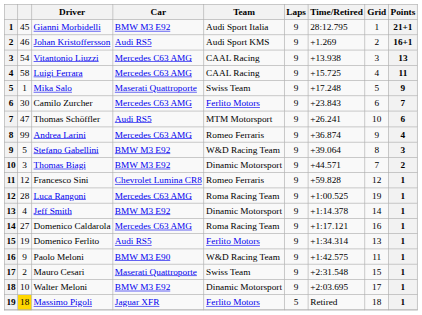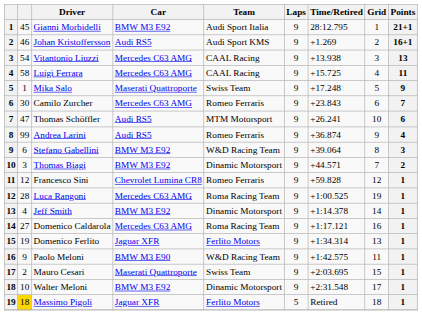(233, 104) Ferlito Motors -> (235, 104) Romeo Ferraris
(153, 134) Mercedes C63 AMG -> (133, 134) Audi RS5
(25, 149) 5 -> (25, 149) 6
(133, 241) Audi RS5 -> (137, 241) Jaguar XFR
(329, 272) +2:31.548 -> (329, 272) +2:03.695
(329, 287) +2:03.695 -> (329, 287) +2:31.548
